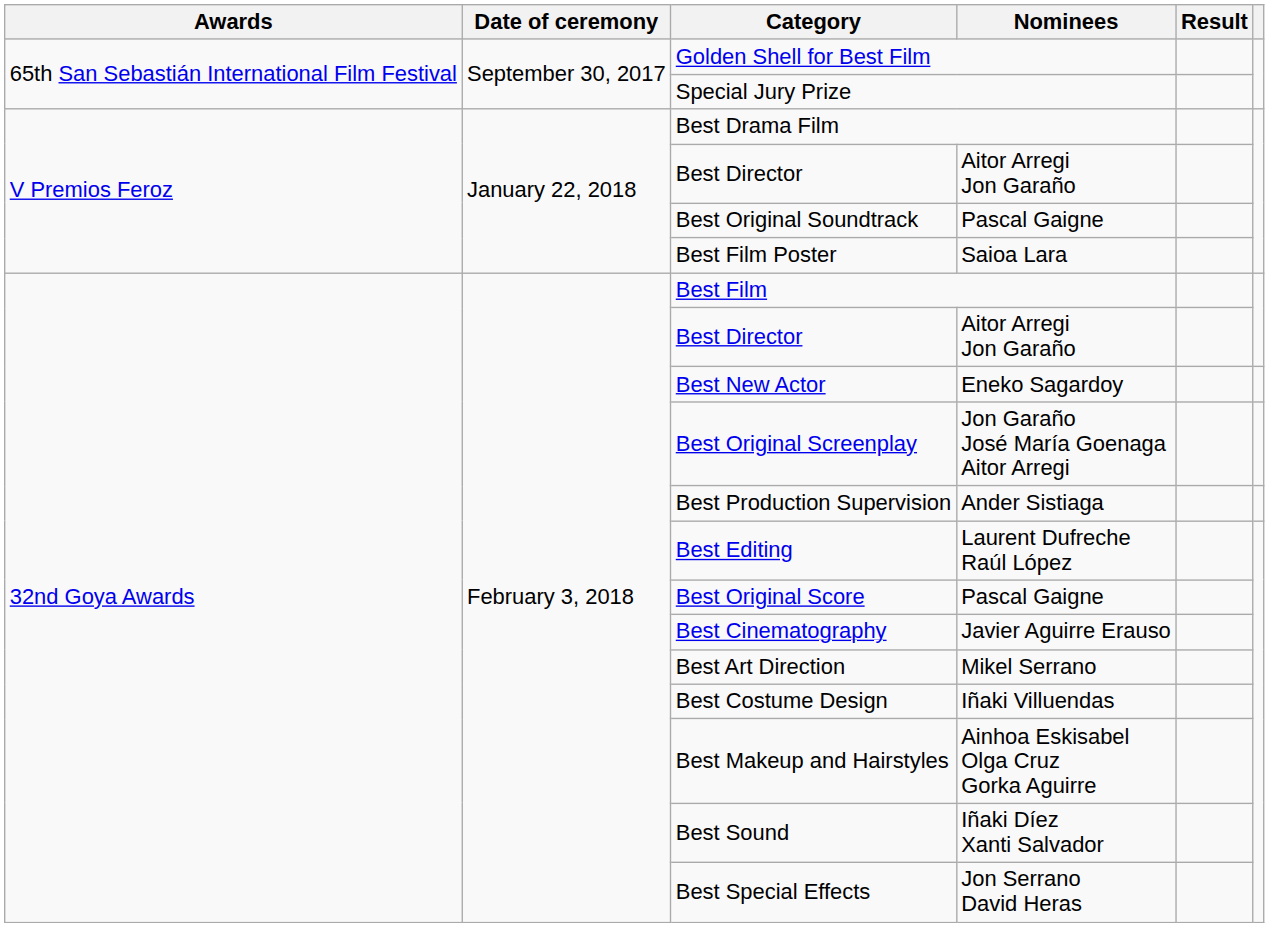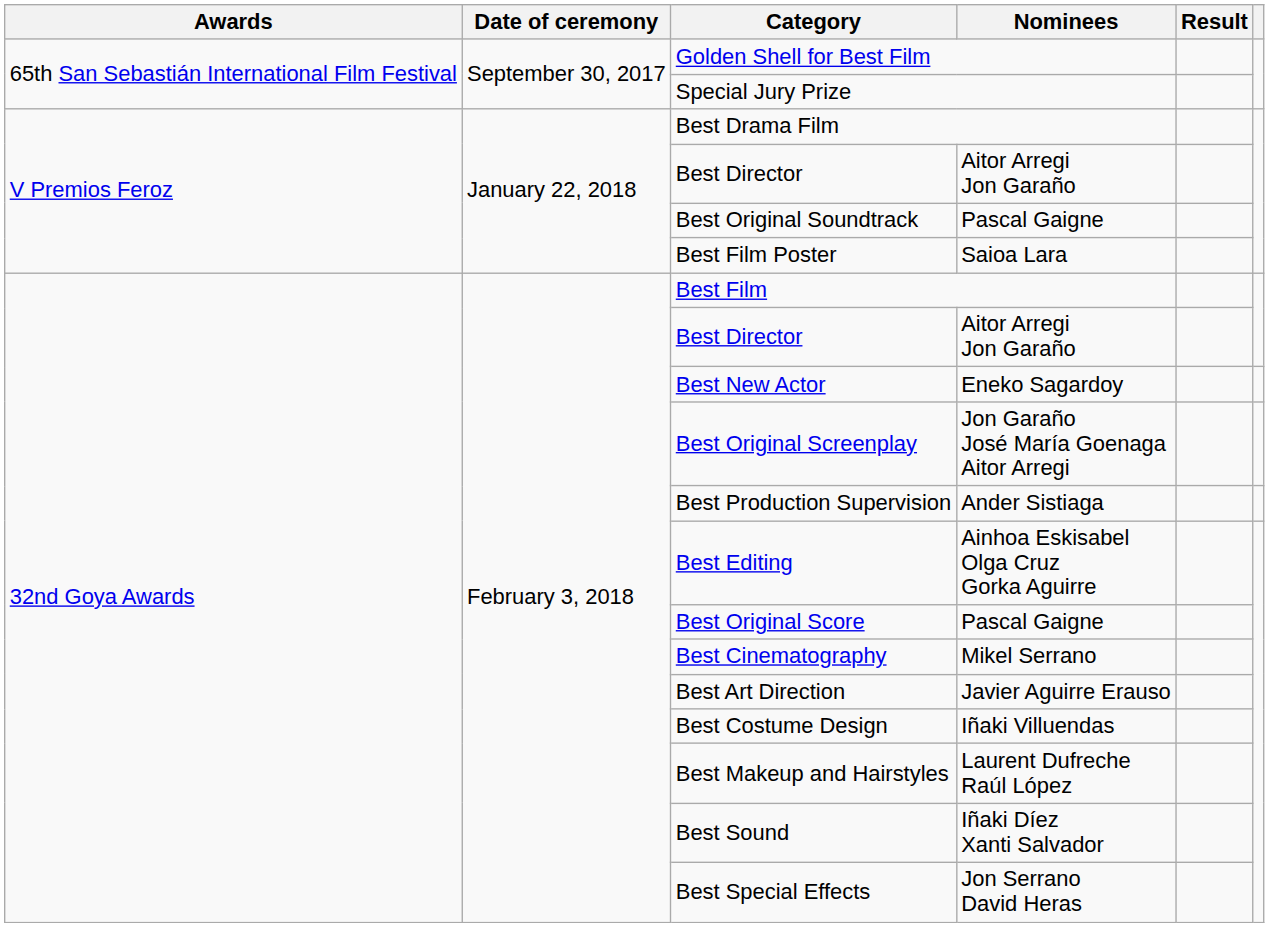(1046, 550) Laurent Dufreche Raúl López -> (1045, 562) Ainhoa Eskisabel Olga Cruz Gorka Aguirre
(1066, 631) Javier Aguirre Erauso -> (1029, 656) Mikel Serrano
(1029, 666) Mikel Serrano -> (1066, 691) Javier Aguirre Erauso
(1045, 760) Ainhoa Eskisabel Olga Cruz Gorka Aguirre -> (1046, 773) Laurent Dufreche Raúl López
